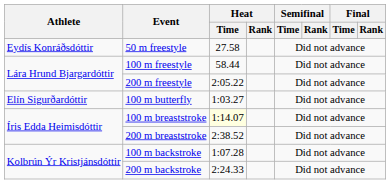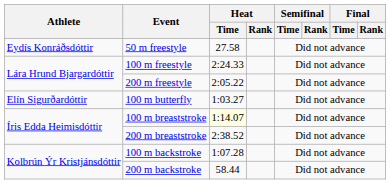(228, 65) 58.44 -> (228, 65) 2:24.33
(228, 170) 2:24.33 -> (228, 170) 58.44
